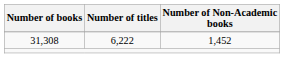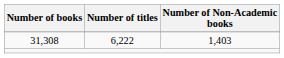(220, 40) 1,452 -> (220, 40) 1,403
